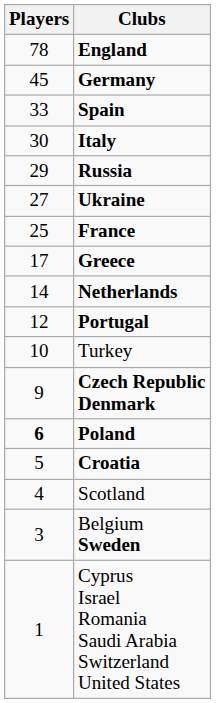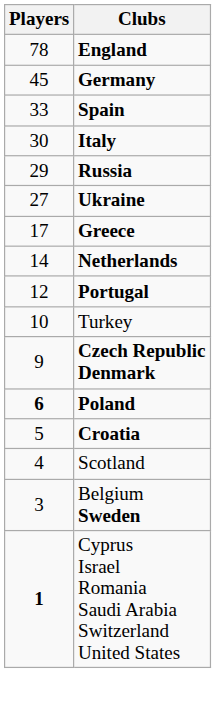- row: (107, 230)
(39, 629) normal -> (39, 599) bold
